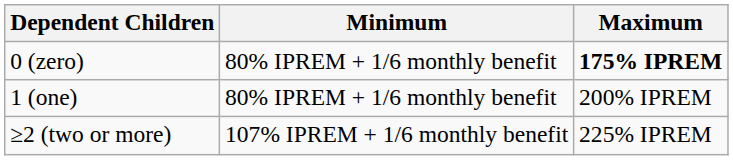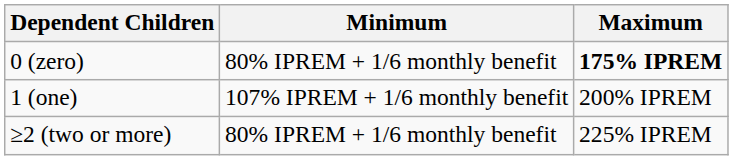(391, 97) 80% IPREM + 1/6 monthly benefit -> (397, 97) 107% IPREM + 1/6 monthly benefit
(397, 135) 107% IPREM + 1/6 monthly benefit -> (391, 135) 80% IPREM + 1/6 monthly benefit
